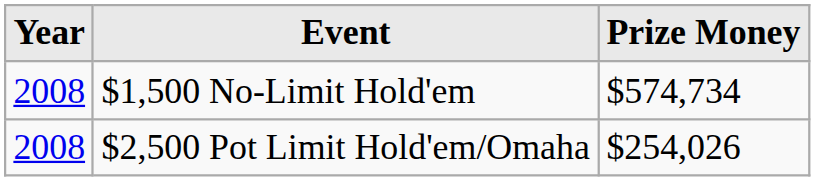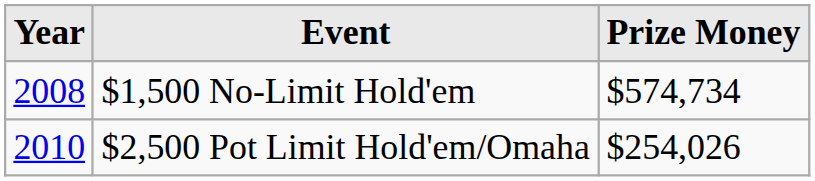(49, 146) 2008 -> (49, 146) 2010
